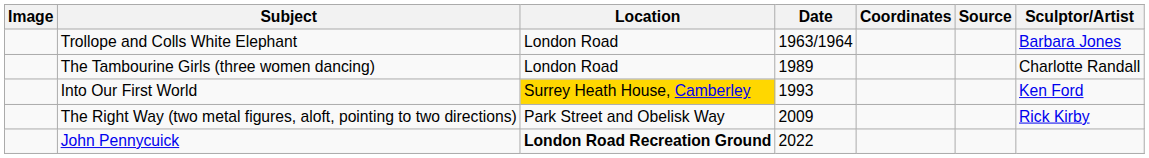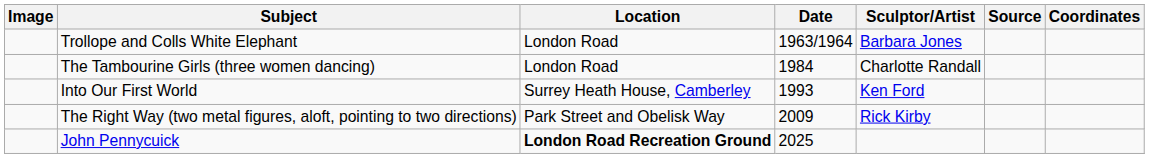columns swapped: (1080, 16) <-> (906, 16)
(796, 66) 1989 -> (796, 66) 1984
(637, 91) gold background -> (637, 91) no background
(796, 141) 2022 -> (796, 141) 2025
